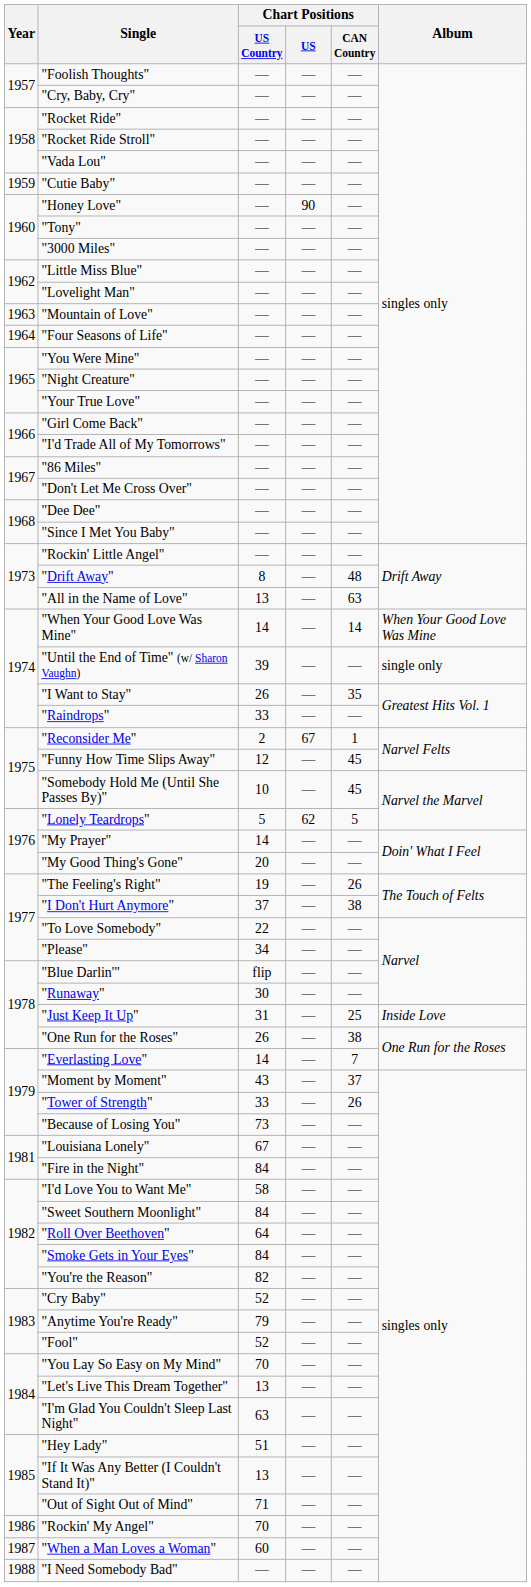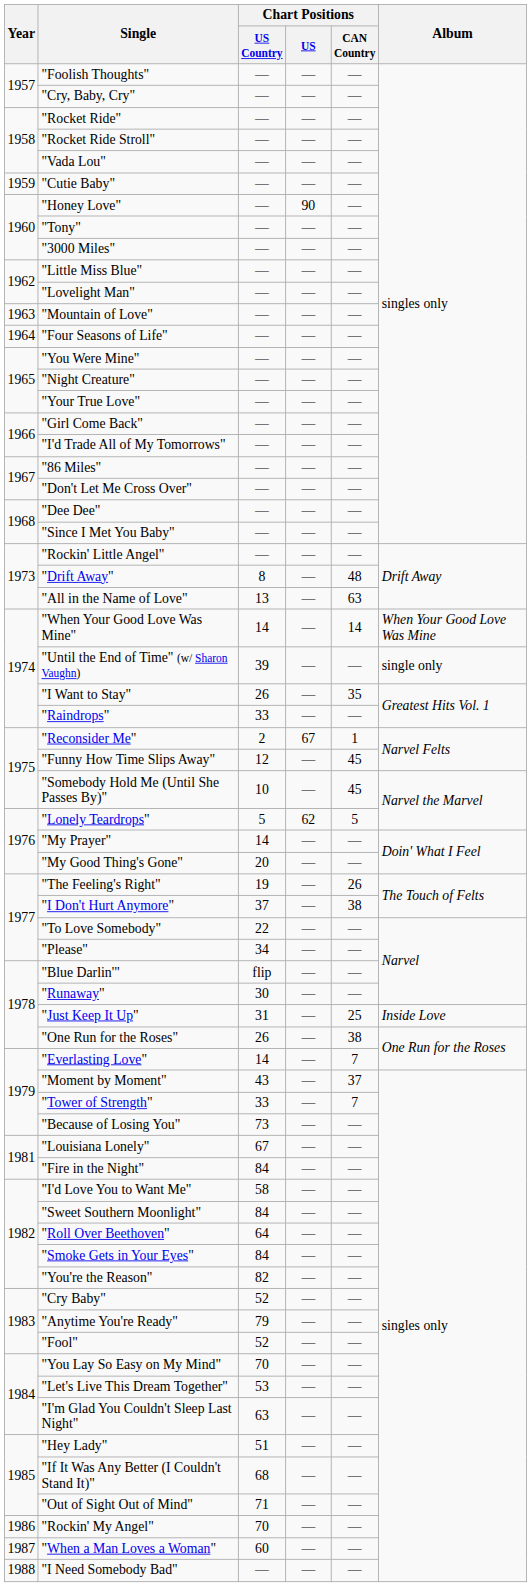(355, 1102) 26 -> (355, 1102) 7
(262, 1386) 13 -> (262, 1386) 53
(262, 1475) 13 -> (262, 1475) 68
